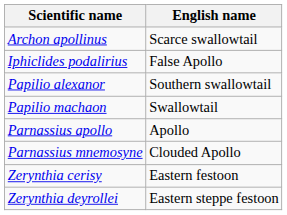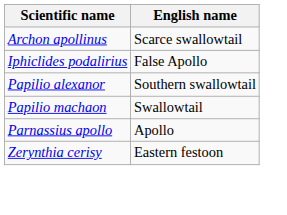- row: (75, 152)
- row: (63, 198)
